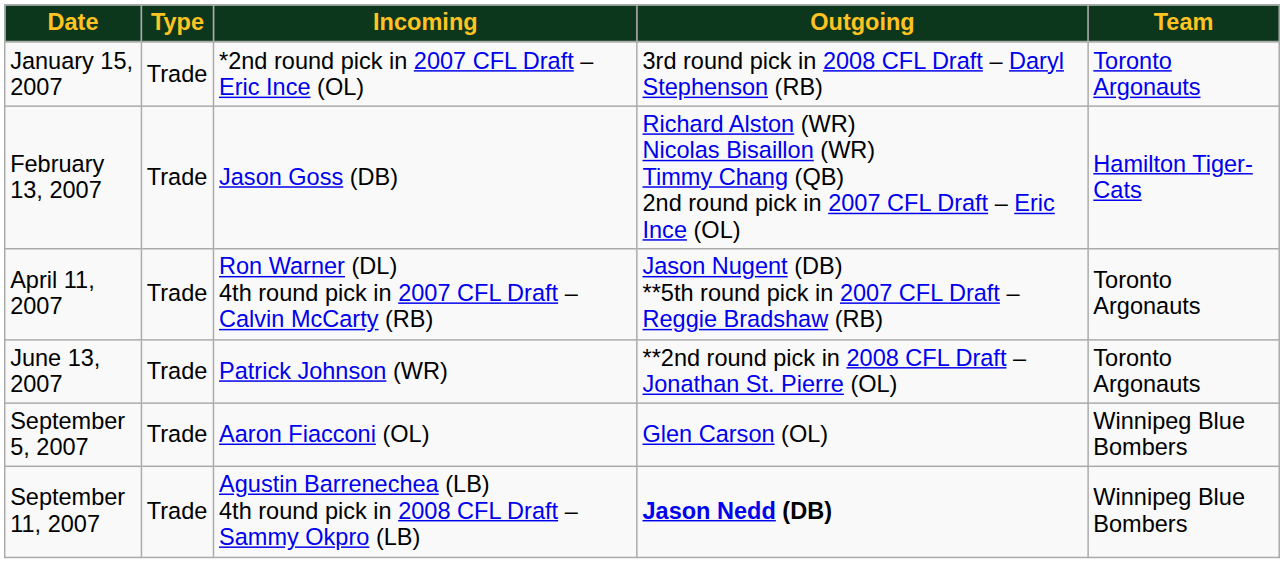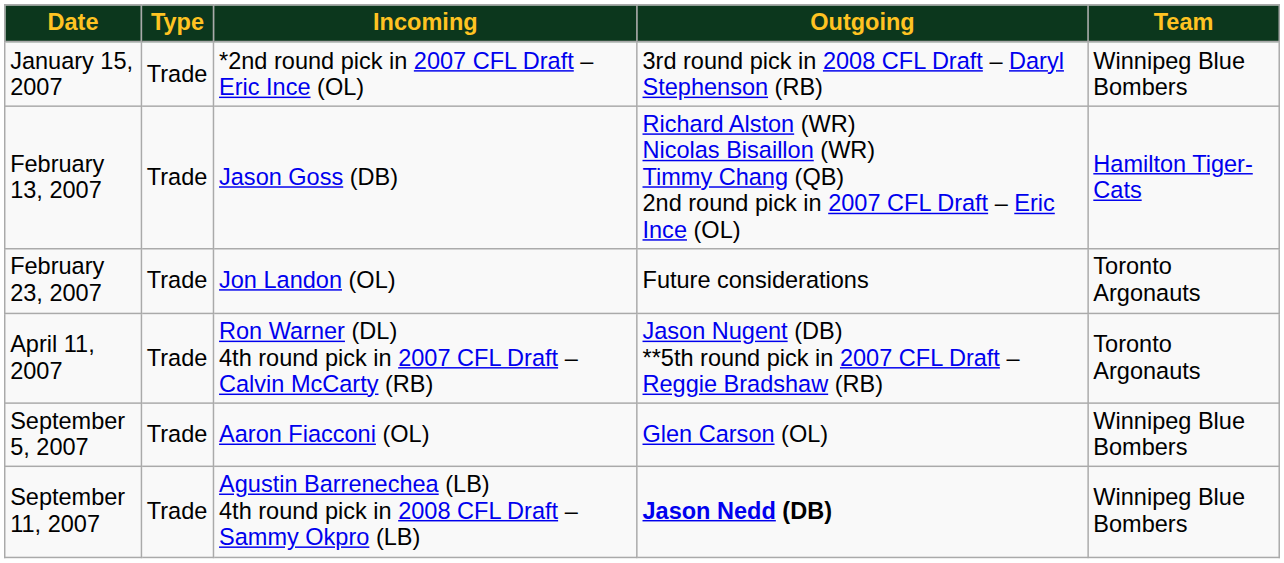(1147, 73) Toronto Argonauts -> (1169, 73) Winnipeg Blue Bombers
+ row: (57, 280)
- row: (55, 370)
